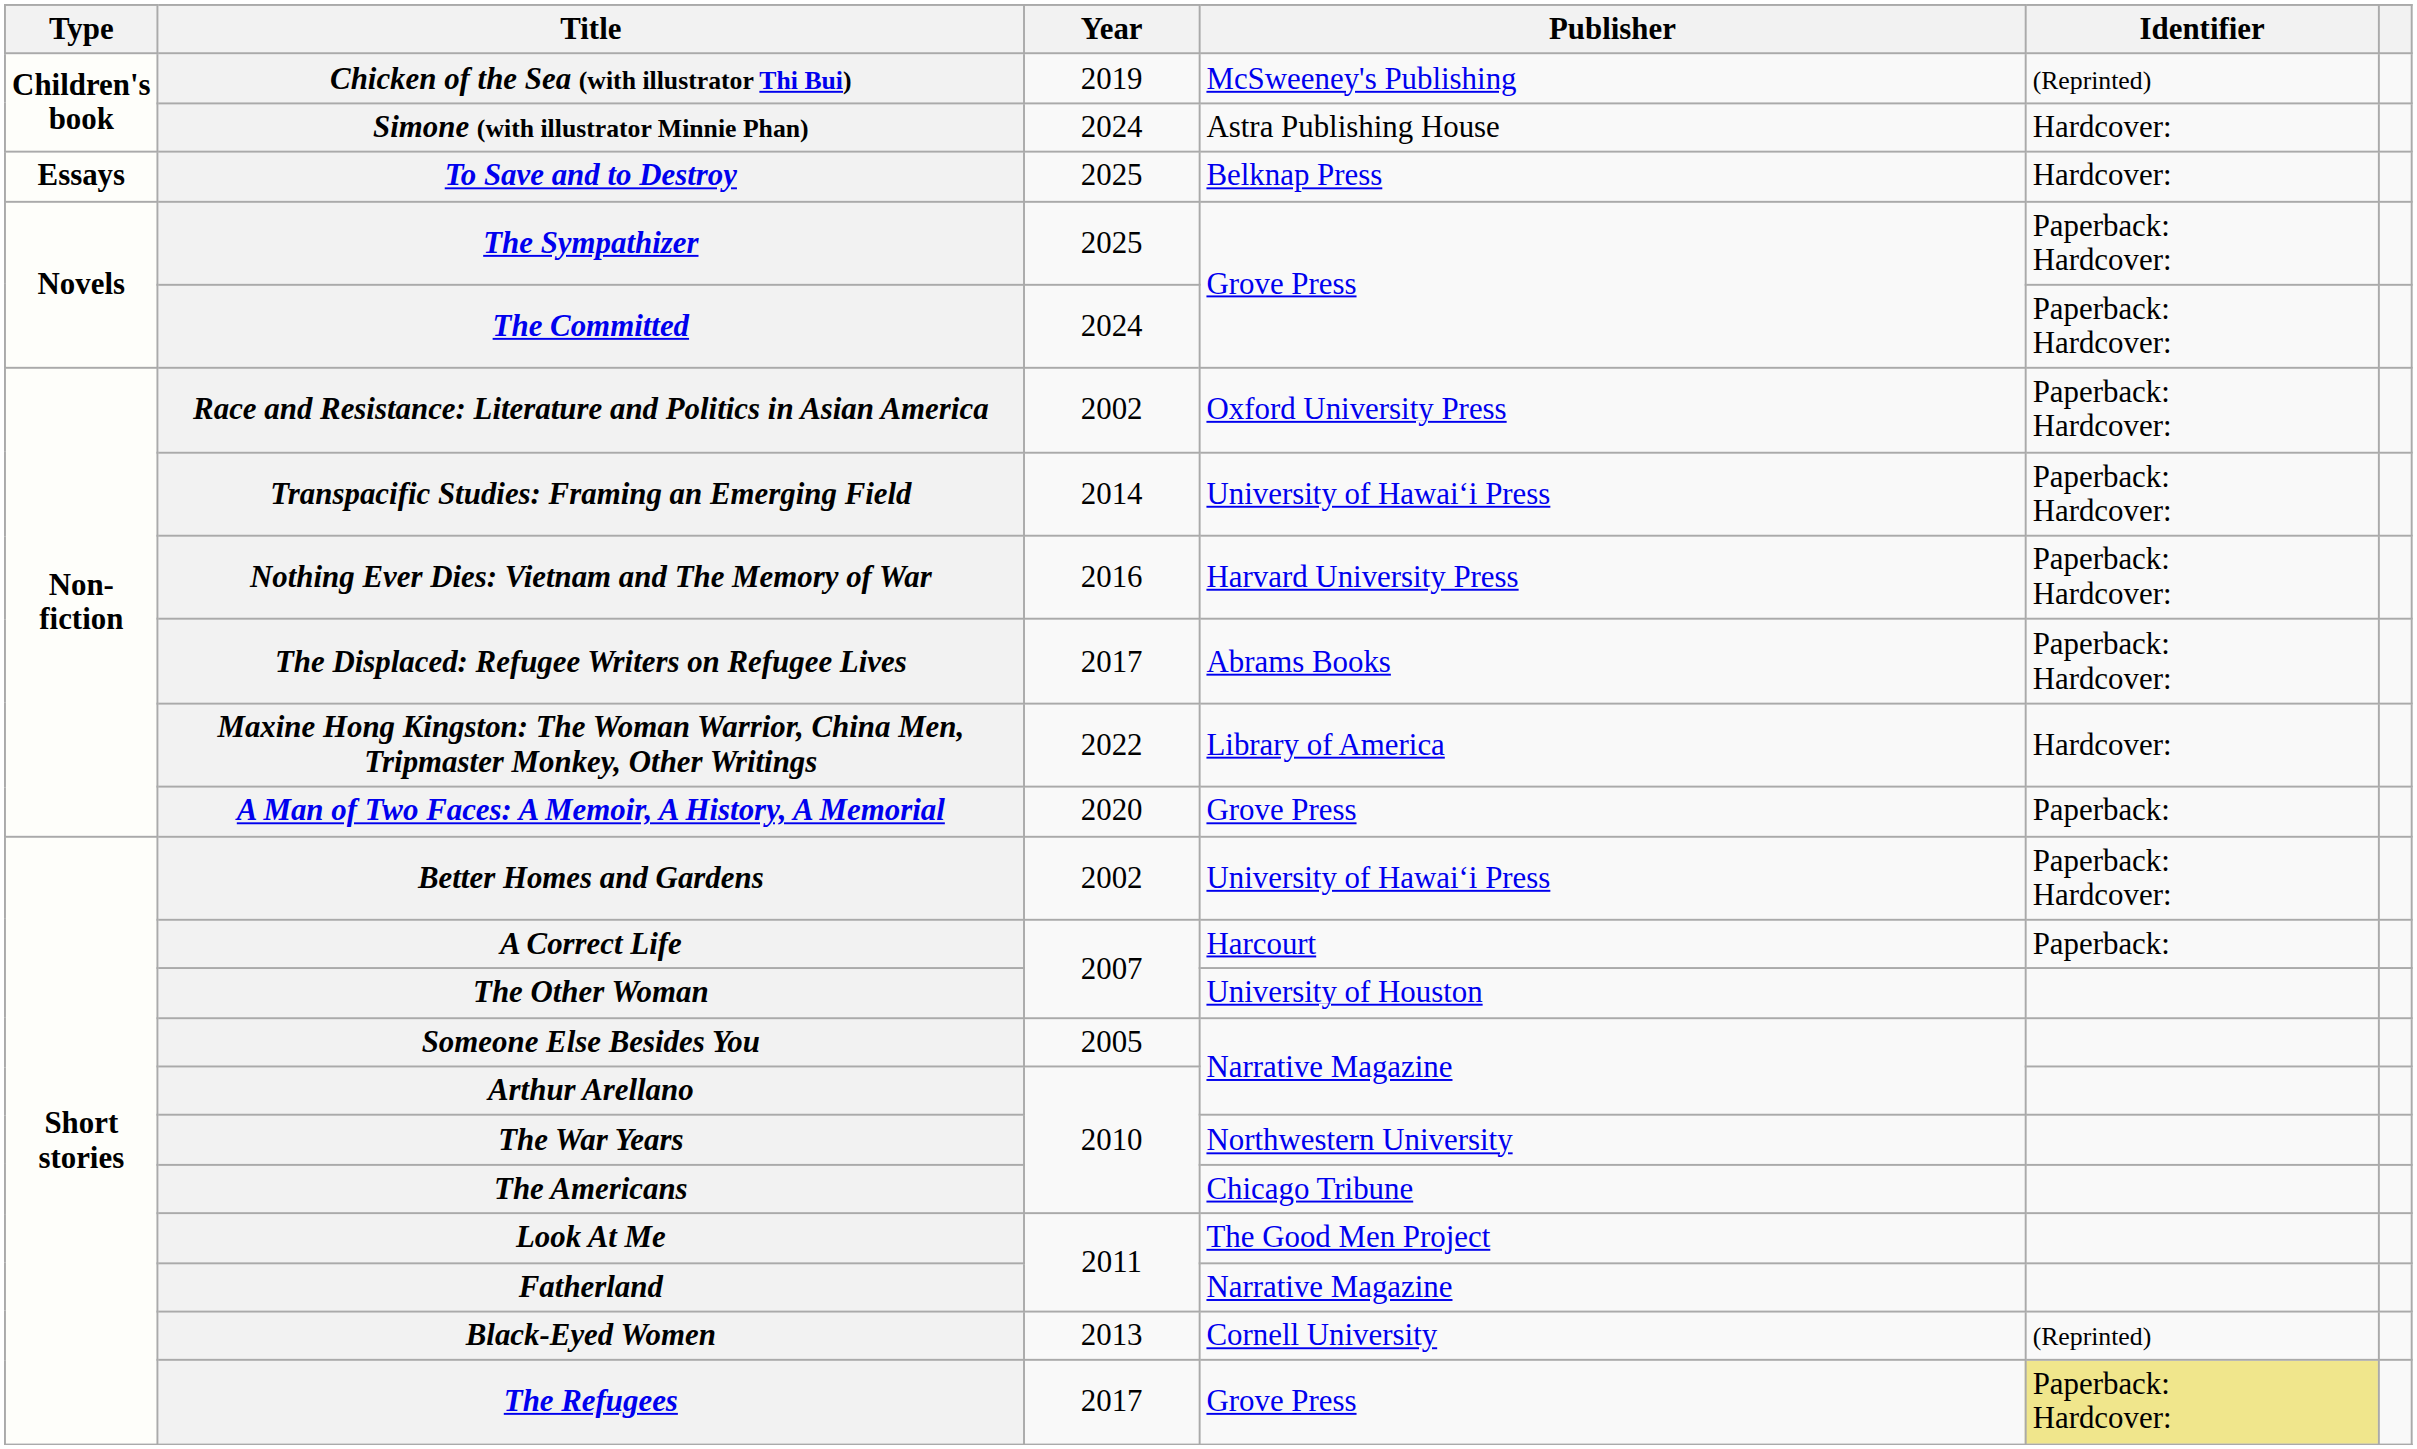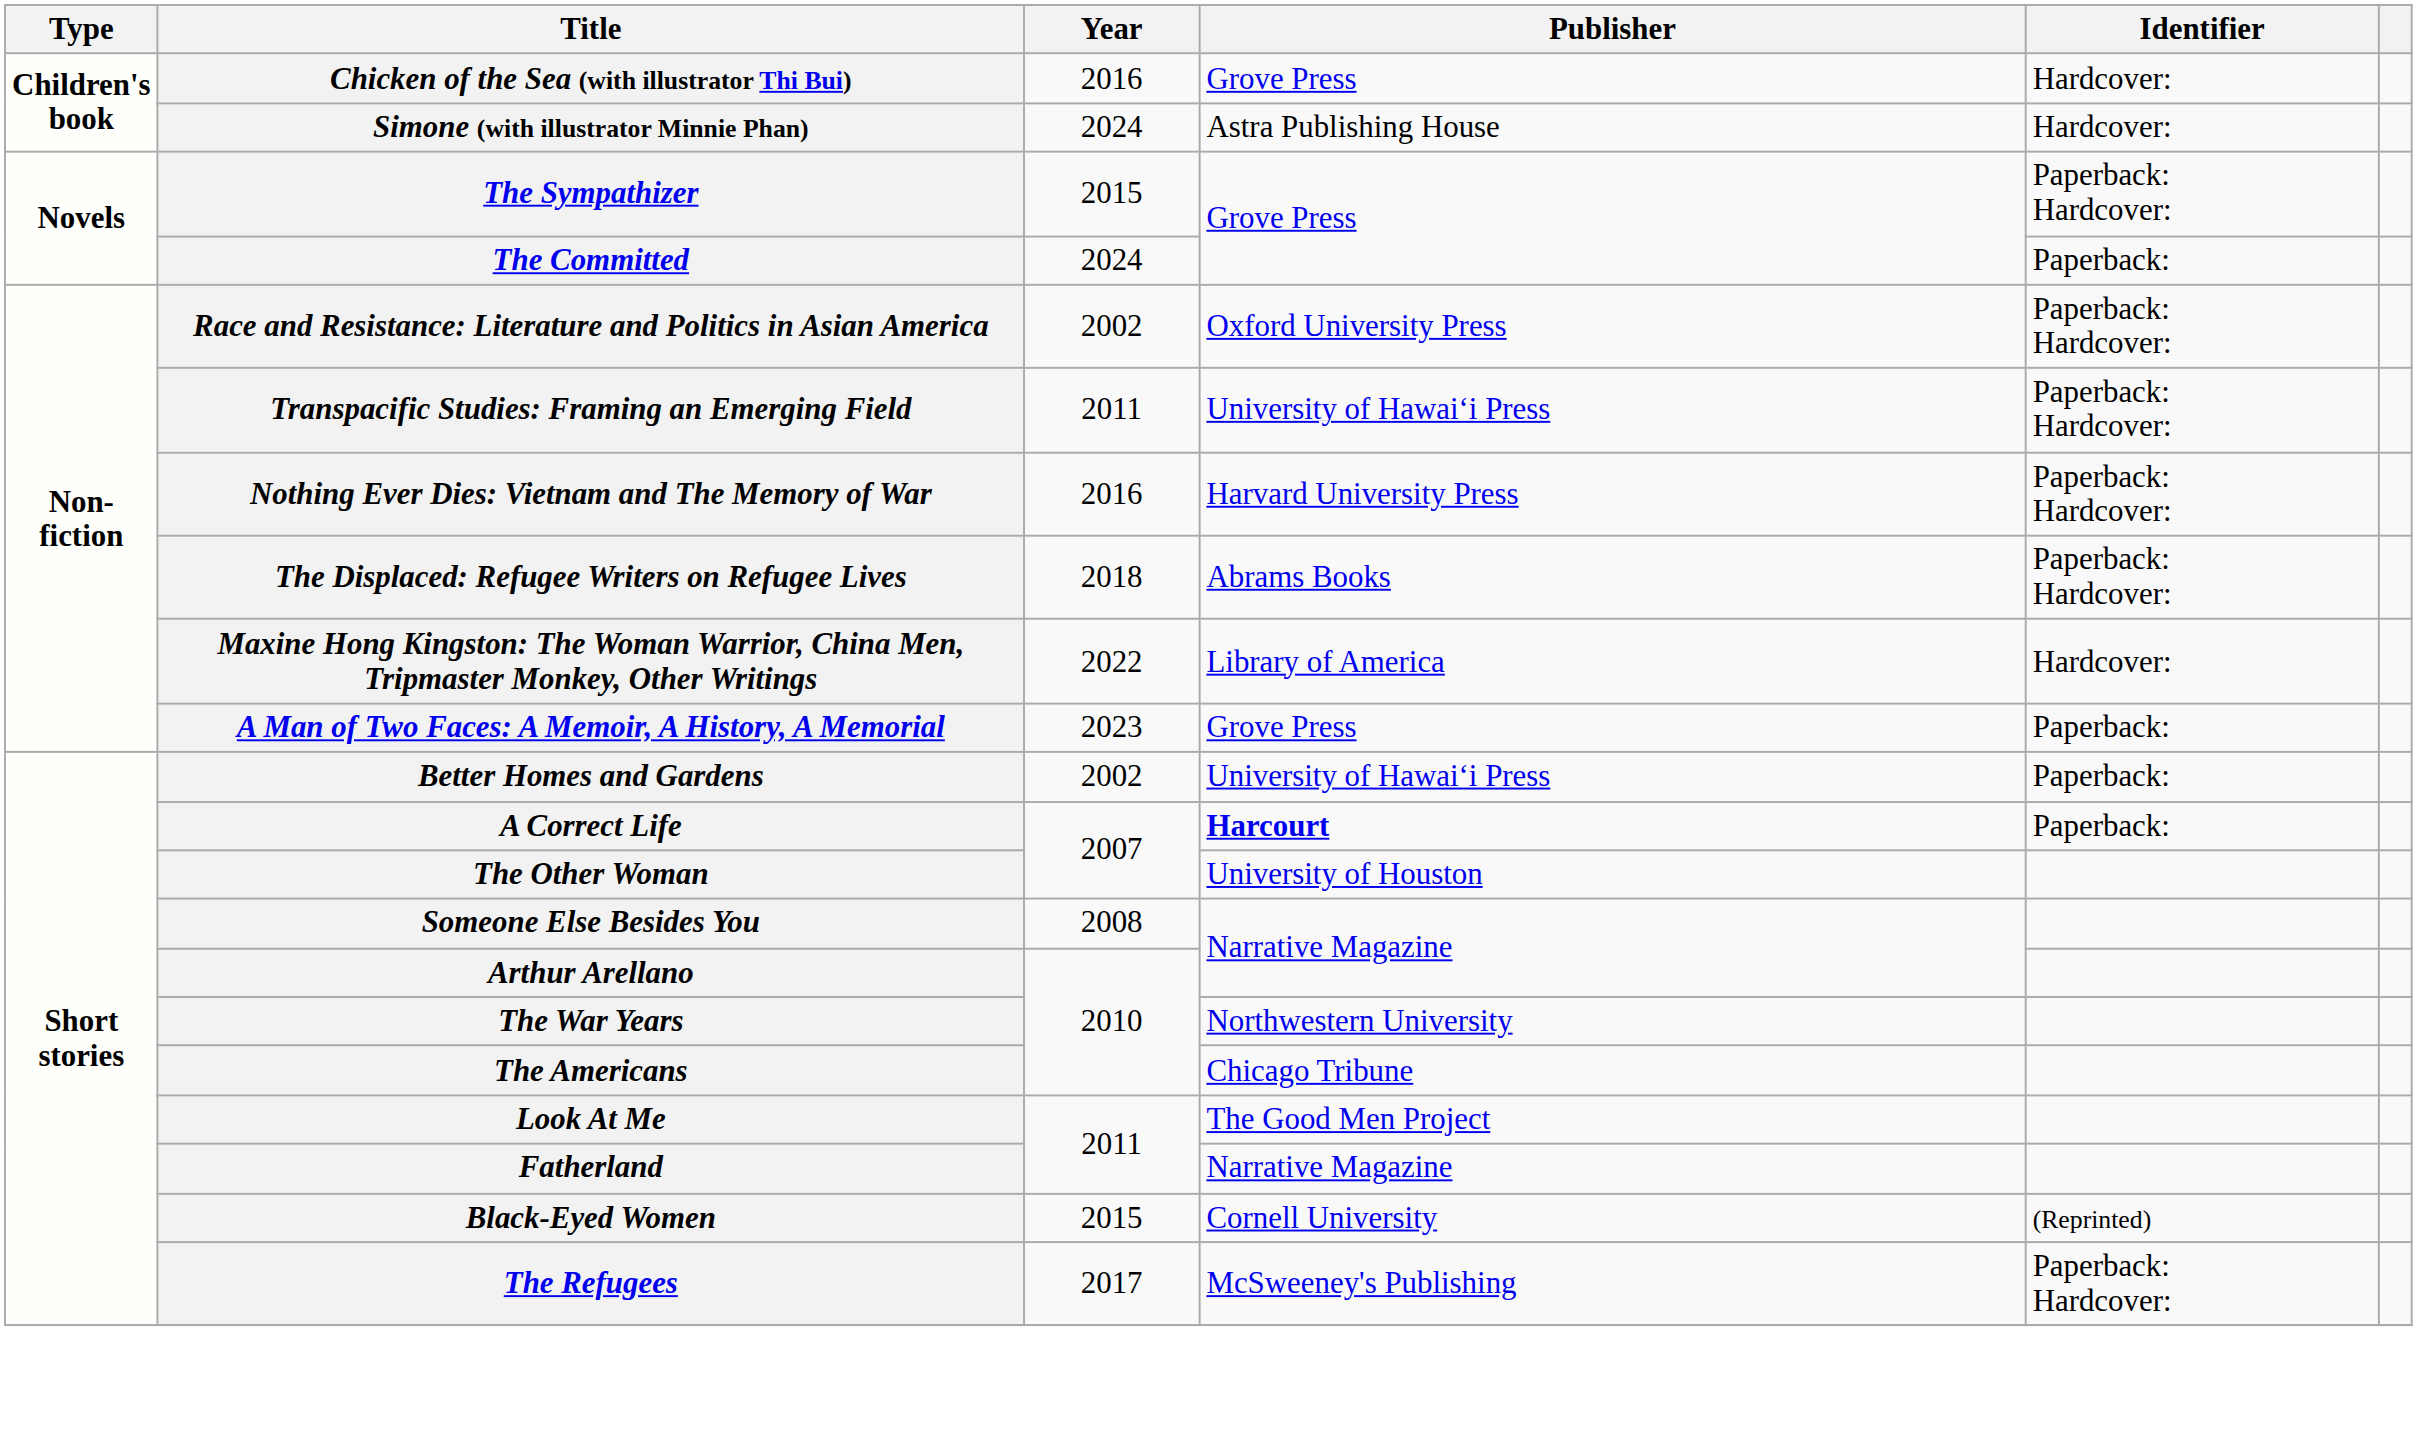(1112, 77) 2019 -> (1112, 77) 2016
(1361, 77) McSweeney's Publishing -> (1281, 77) Grove Press
(2092, 79) (Reprinted) -> (2102, 77) Hardcover:
- row: (591, 175)
(1112, 242) 2025 -> (1112, 193) 2015
(2102, 325) Paperback: Hardcover: -> (2101, 259) Paperback:
(1112, 493) 2014 -> (1112, 409) 2011
(1112, 660) 2017 -> (1112, 577) 2018
(1112, 810) 2020 -> (1112, 727) 2023
(2102, 877) Paperback: Hardcover: -> (2101, 776) Paperback:
(1261, 943) normal -> (1268, 825) bold
(1112, 1041) 2005 -> (1112, 923) 2008
(1112, 1335) 2013 -> (1112, 1216) 2015
(1281, 1401) Grove Press -> (1361, 1283) McSweeney's Publishing
(2102, 1401) khaki background -> (2102, 1283) no background
